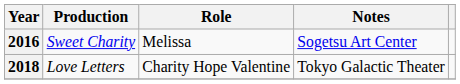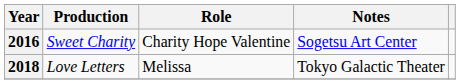(167, 41) Melissa -> (216, 41) Charity Hope Valentine
(216, 66) Charity Hope Valentine -> (167, 66) Melissa
